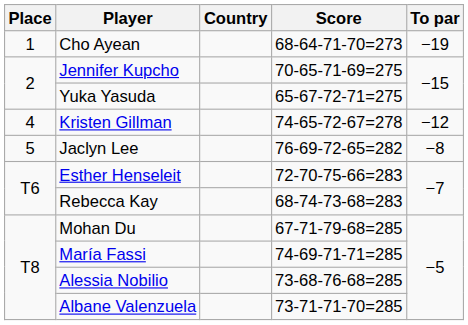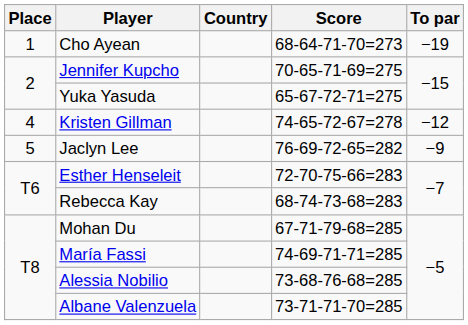(435, 149) −8 -> (435, 149) −9
